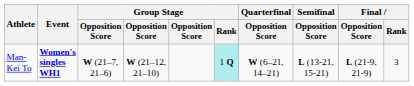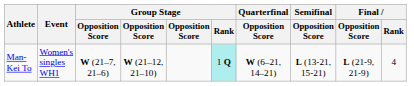(58, 63) bold -> (56, 63) normal
(396, 63) 3 -> (394, 63) 4
